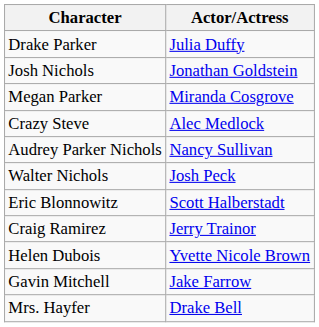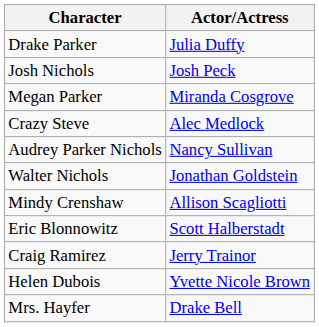(233, 70) Jonathan Goldstein -> (202, 70) Josh Peck
(202, 176) Josh Peck -> (233, 176) Jonathan Goldstein
+ row: (66, 202)
- row: (59, 281)
